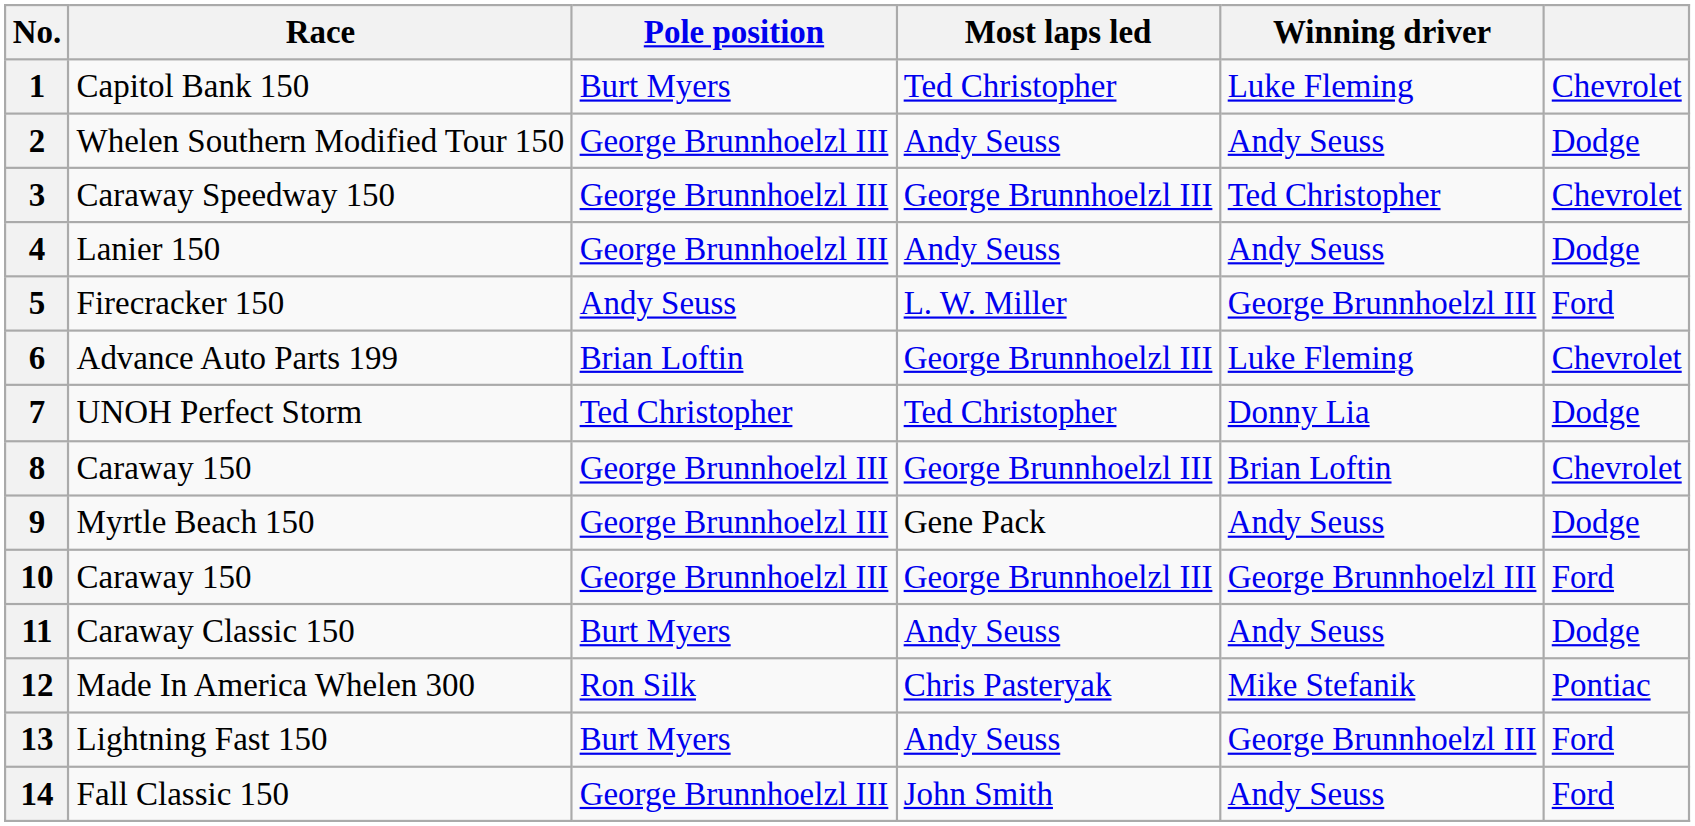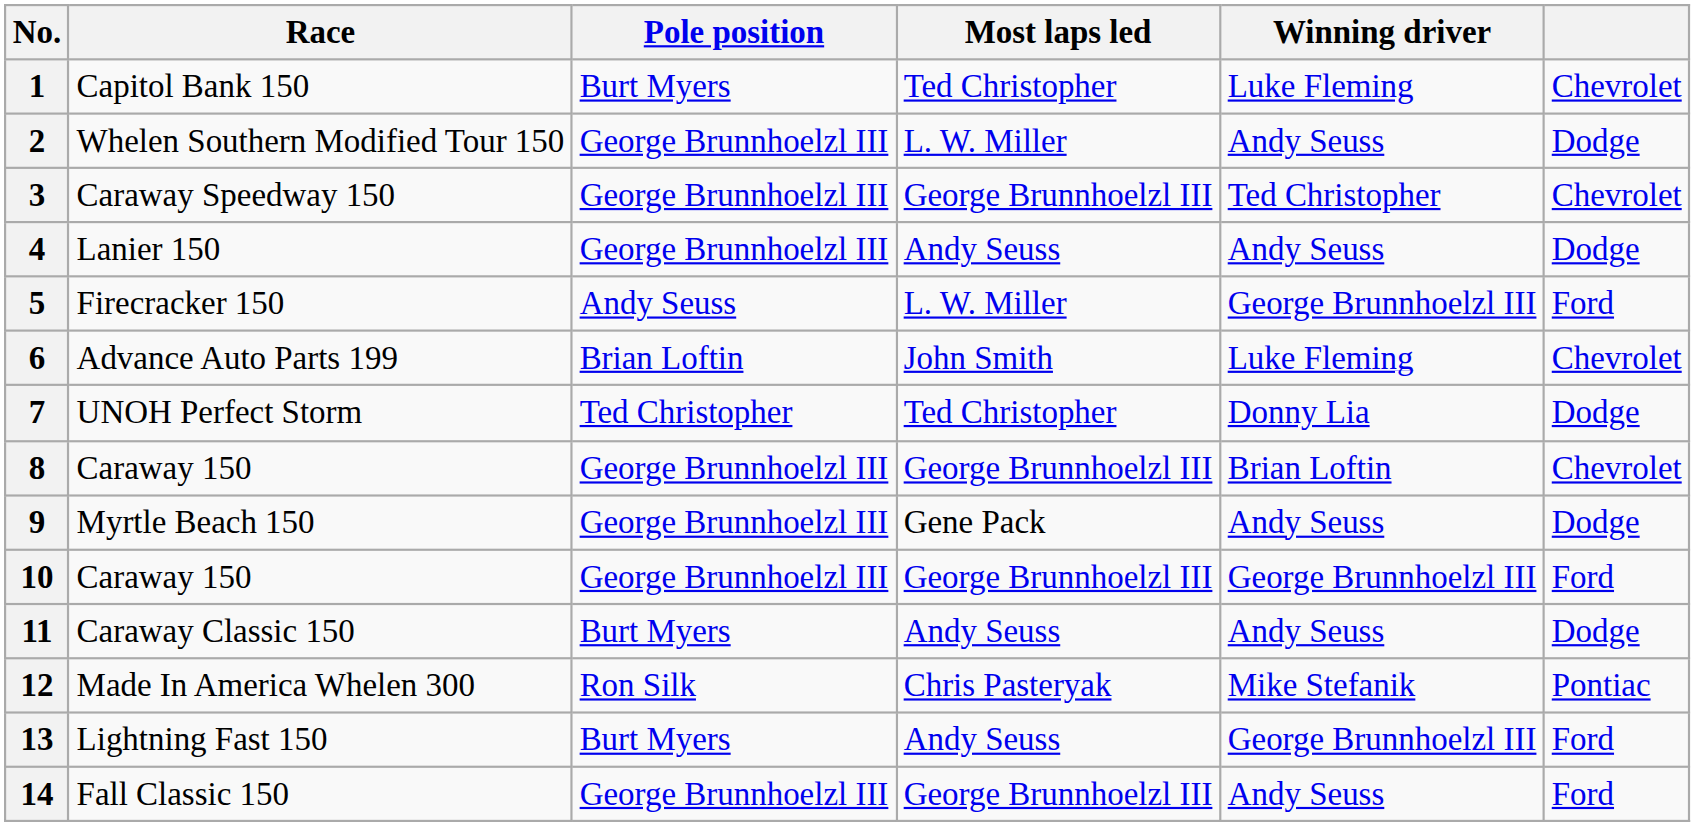(982, 140) Andy Seuss -> (985, 140) L. W. Miller
(1058, 358) George Brunnhoelzl III -> (978, 358) John Smith
(978, 793) John Smith -> (1058, 793) George Brunnhoelzl III
